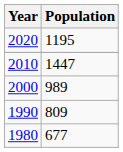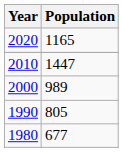(60, 40) 1195 -> (60, 40) 1165
(56, 111) 809 -> (56, 111) 805
